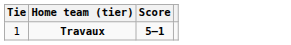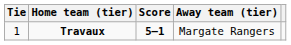+ column: (227, 13)
